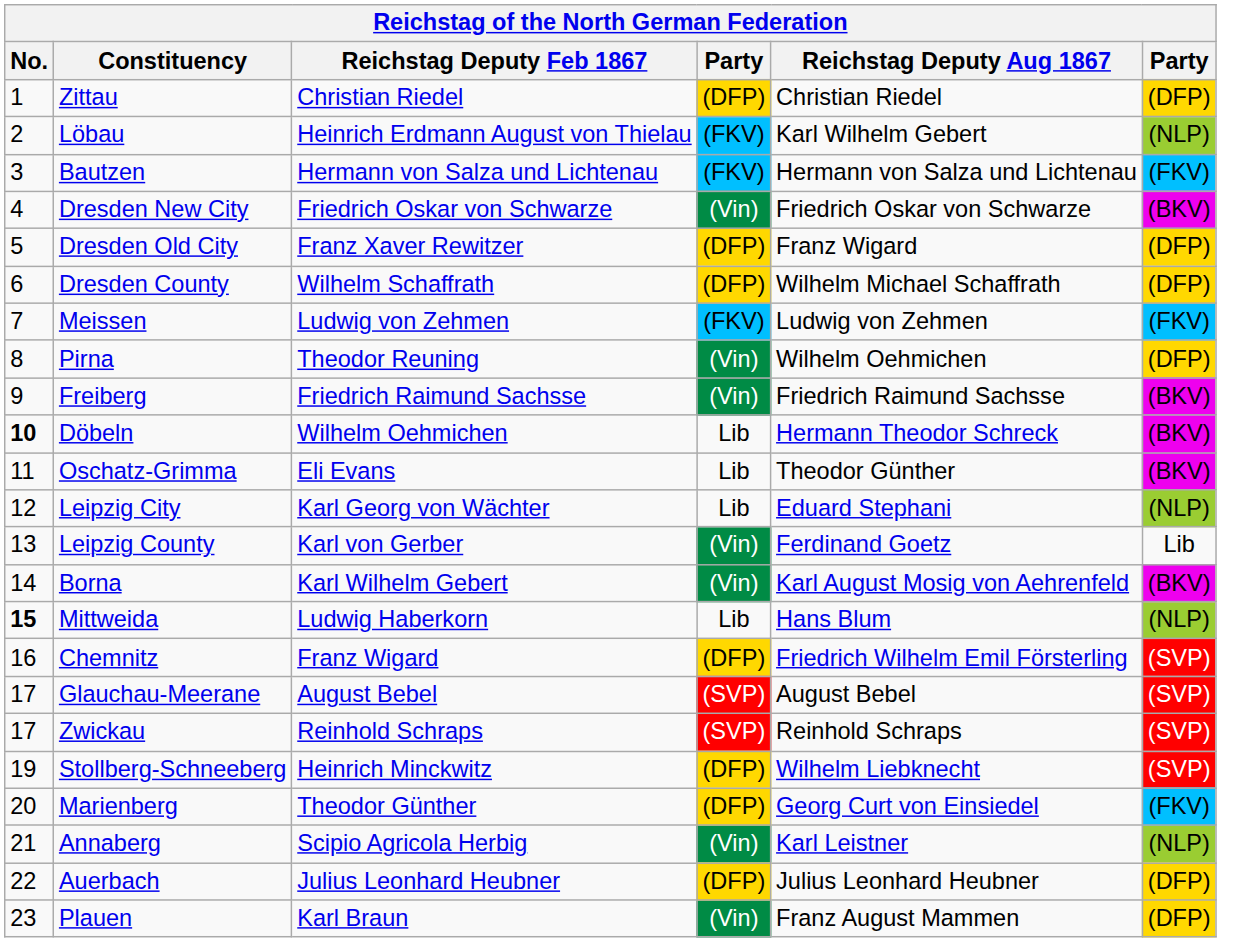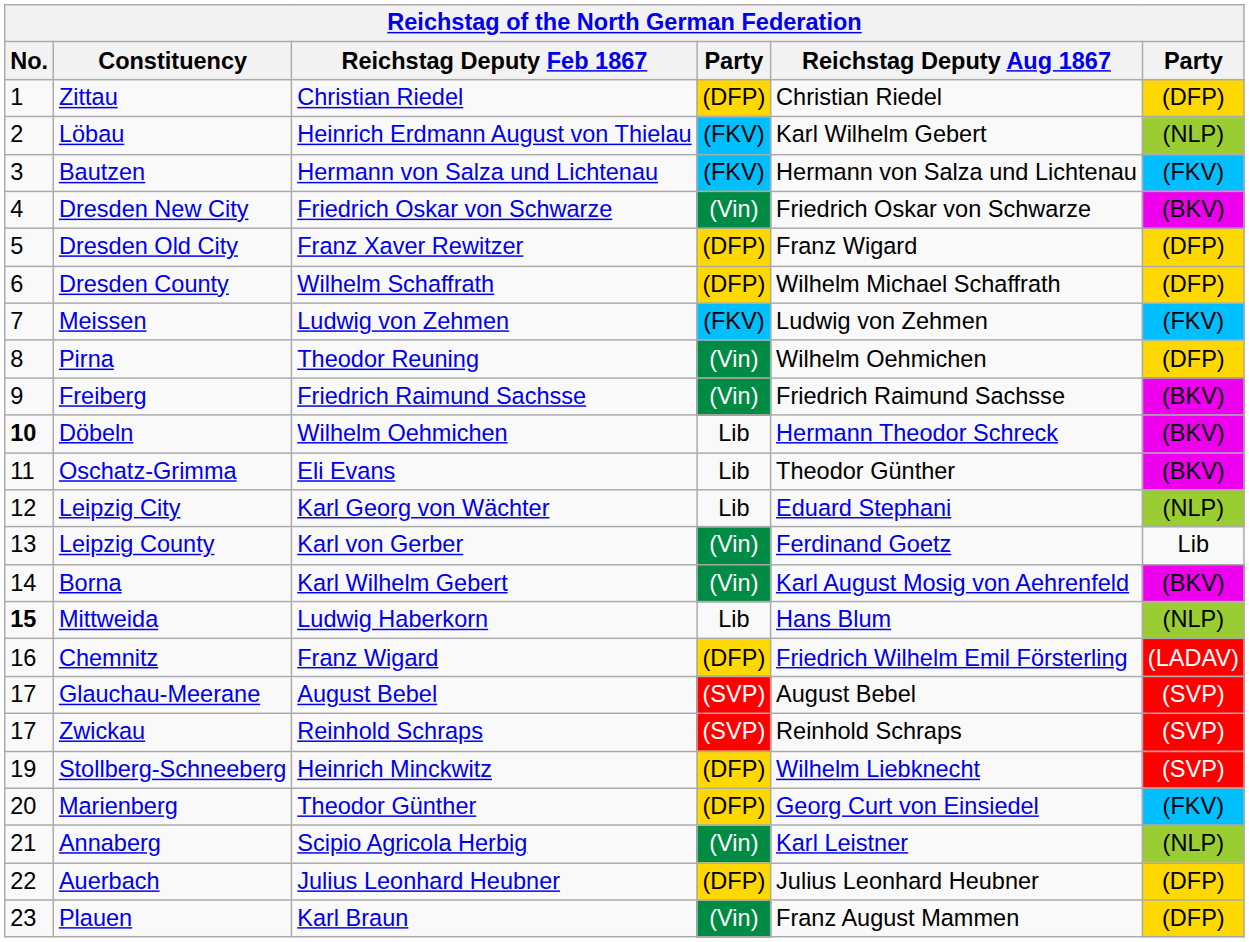(1179, 657) (SVP) -> (1193, 657) (LADAV)
